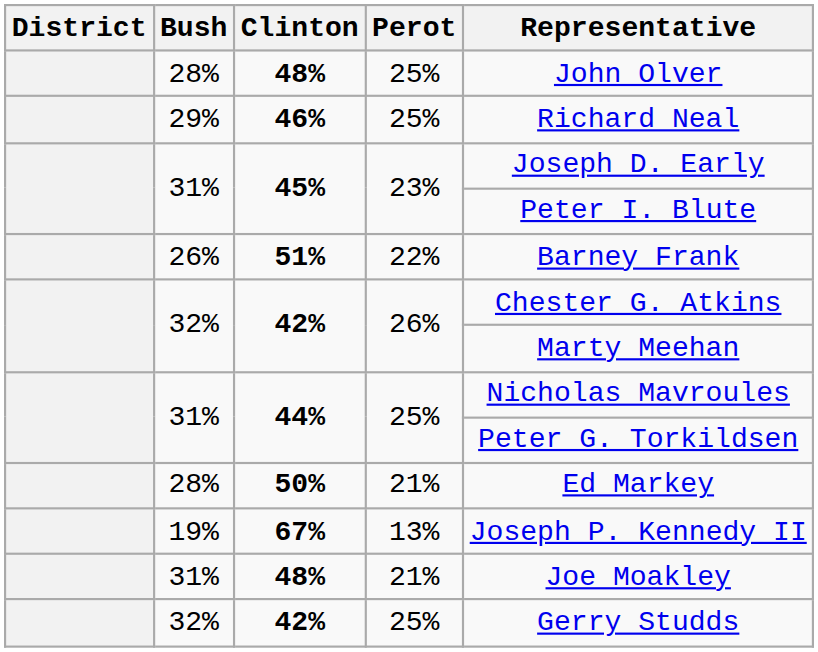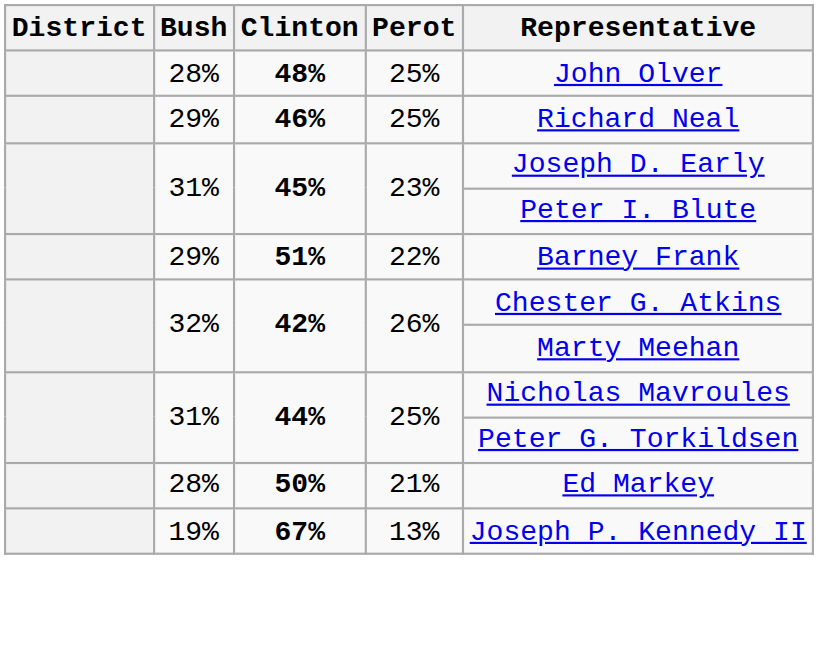(194, 257) 26% -> (194, 257) 29%
- row: (300, 577)
- row: (300, 623)
